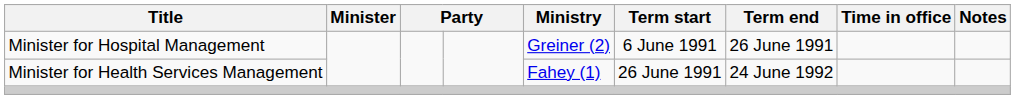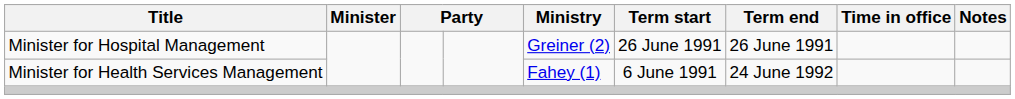(670, 45) 6 June 1991 -> (670, 45) 26 June 1991
(670, 72) 26 June 1991 -> (670, 72) 6 June 1991
